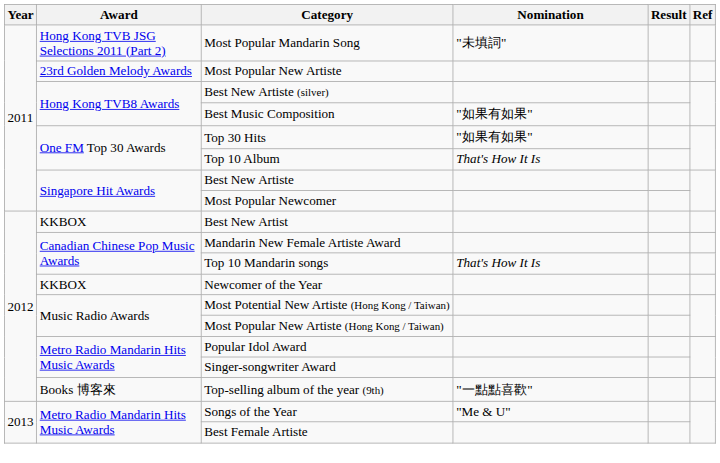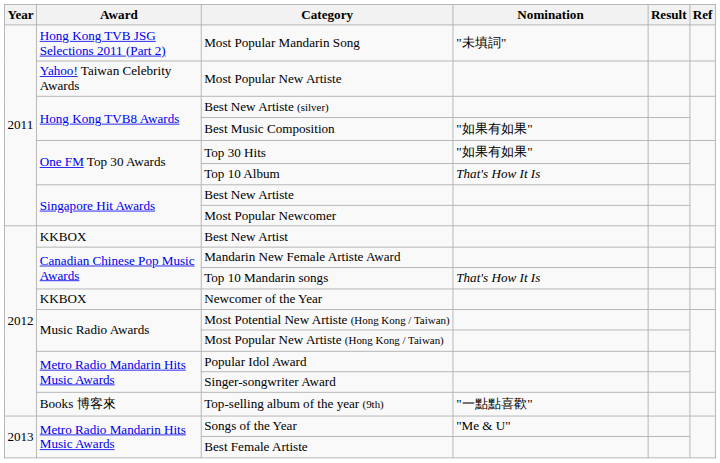(116, 71) 23rd Golden Melody Awards -> (106, 78) Yahoo! Taiwan Celebrity Awards
